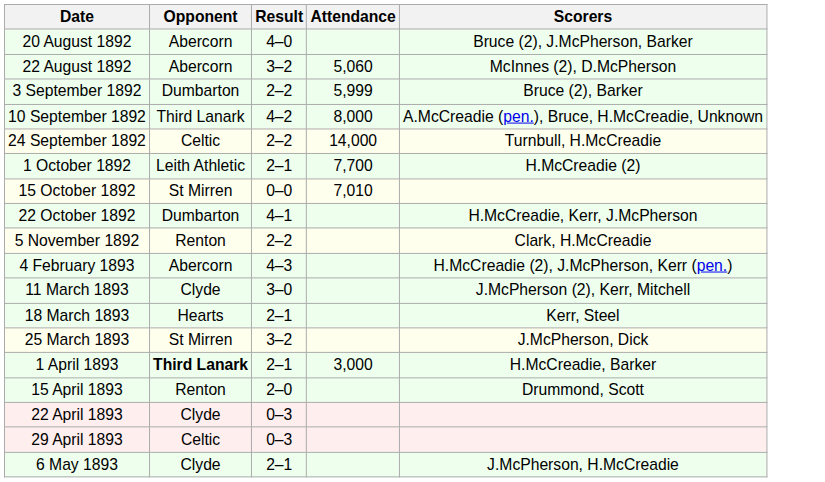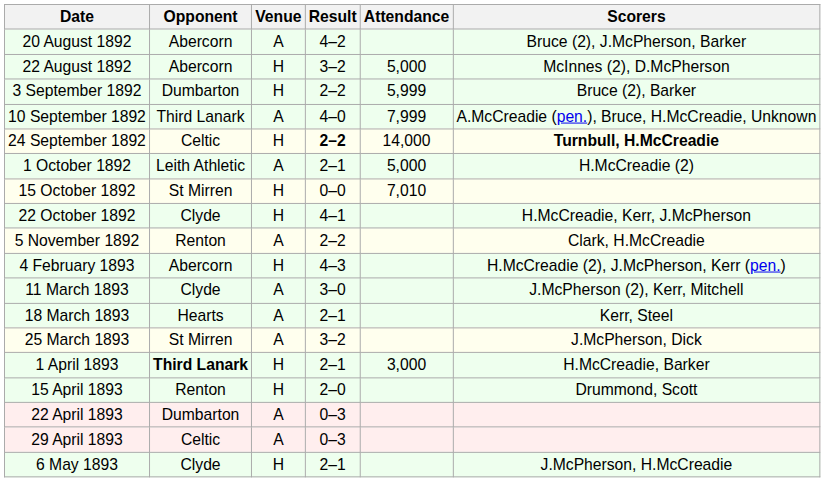+ column: (278, 16)
(279, 41) 4–0 -> (333, 41) 4–2
(353, 66) 5,060 -> (407, 66) 5,000
(279, 116) 4–2 -> (333, 116) 4–0
(353, 116) 8,000 -> (407, 116) 7,999
(279, 141) normal -> (333, 141) bold
(583, 141) normal -> (636, 141) bold
(353, 166) 7,700 -> (407, 166) 5,000
(201, 215) Dumbarton -> (201, 215) Clyde
(201, 414) Clyde -> (201, 414) Dumbarton
